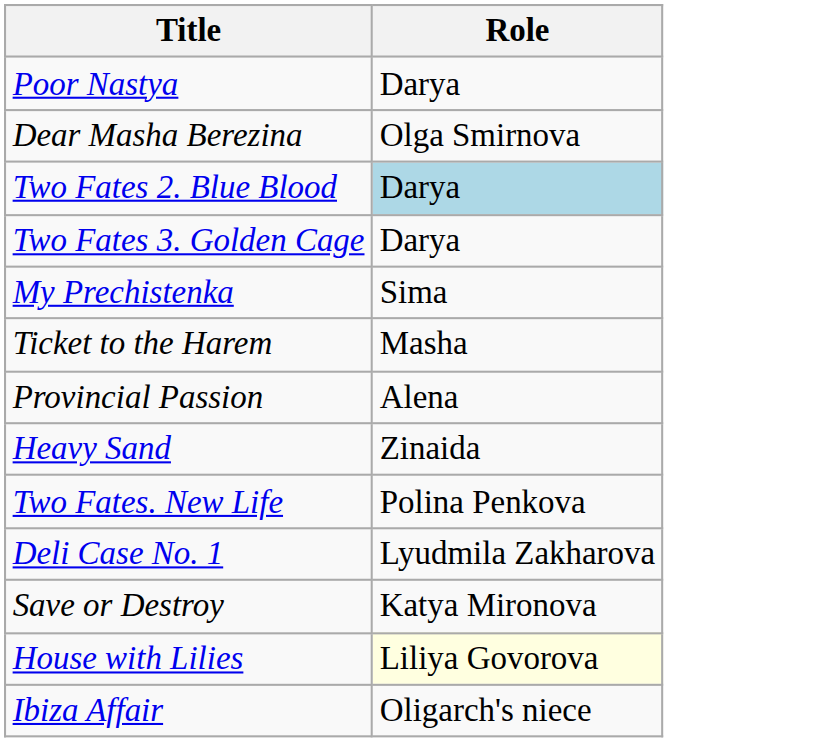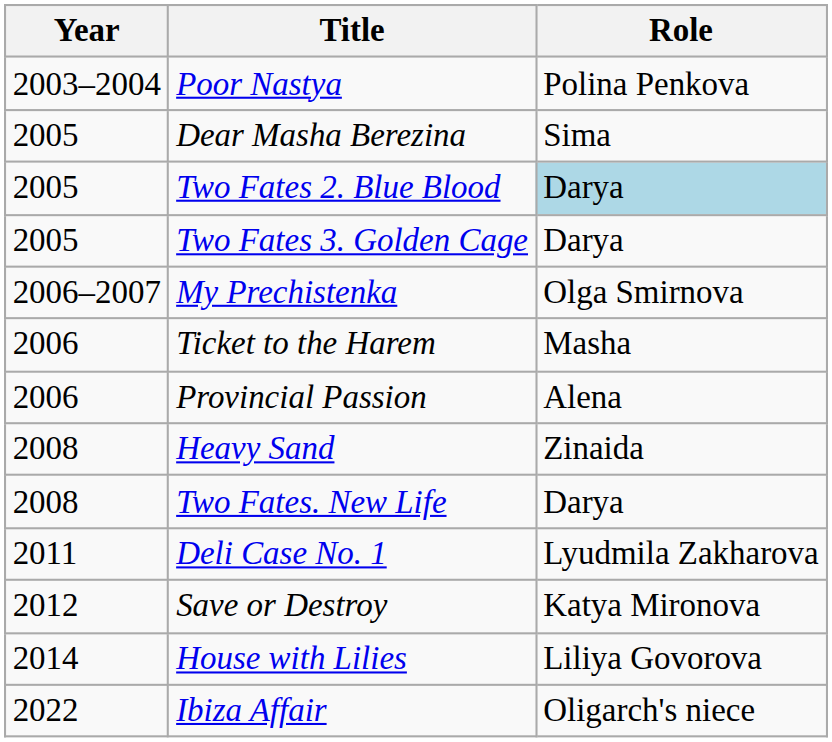+ column: (87, 30)
(420, 82) Darya -> (646, 82) Polina Penkova
(480, 135) Olga Smirnova -> (577, 135) Sima
(414, 291) Sima -> (643, 291) Olga Smirnova
(483, 501) Polina Penkova -> (583, 501) Darya
(489, 657) lightyellow background -> (653, 657) no background
